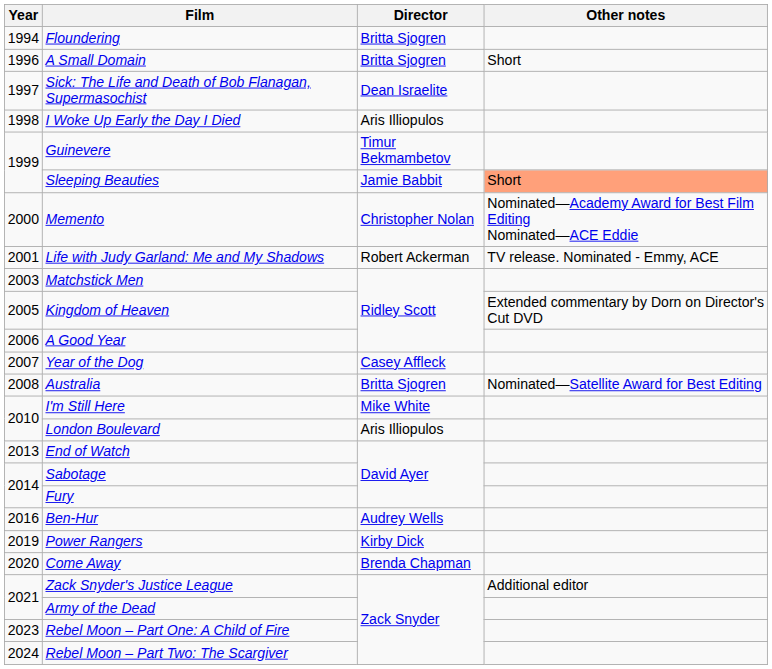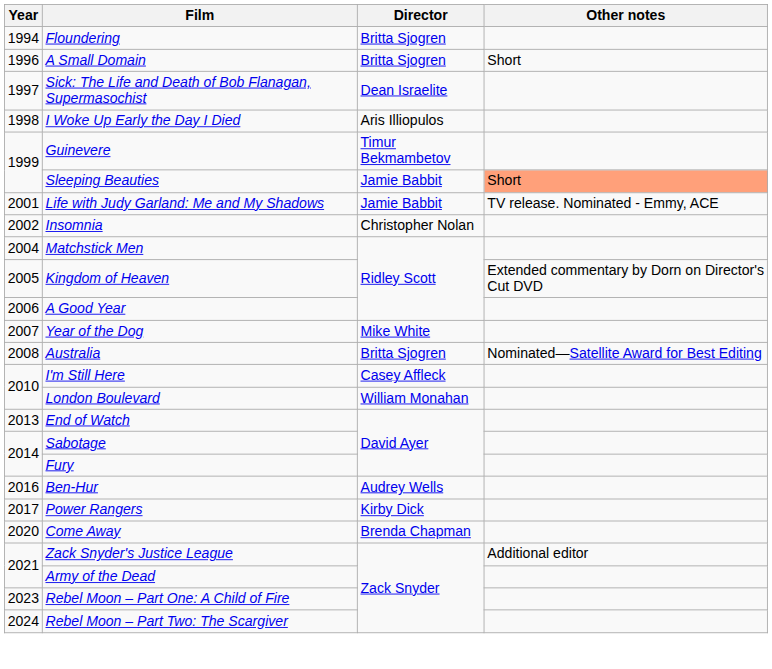- row: (75, 219)
(415, 257) Robert Ackerman -> (401, 203) Jamie Babbit
+ row: (74, 225)
(23, 279) 2003 -> (23, 248) 2004
(403, 362) Casey Affleck -> (395, 331) Mike White
(395, 407) Mike White -> (403, 375) Casey Affleck
(402, 429) Aris Illiopulos -> (415, 398) William Monahan
(23, 541) 2019 -> (23, 509) 2017
